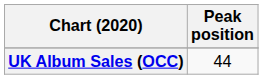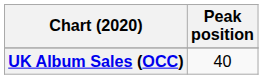(222, 61) 44 -> (222, 61) 40
